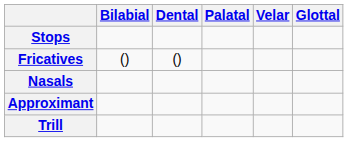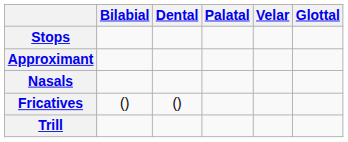rows swapped: (51, 59) <-> (51, 103)
